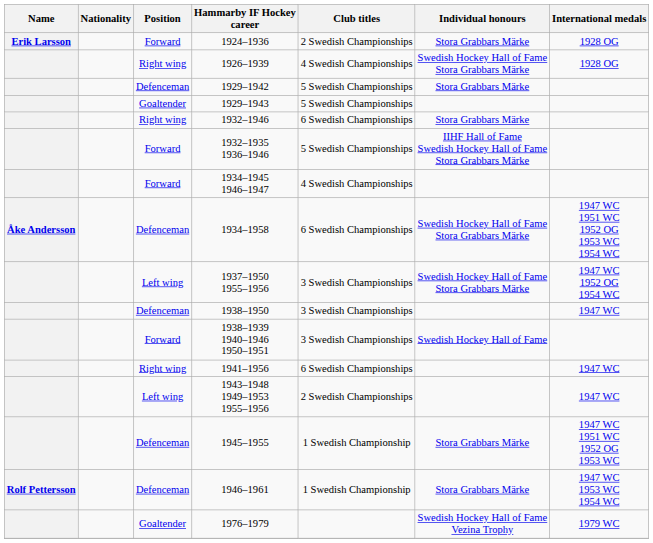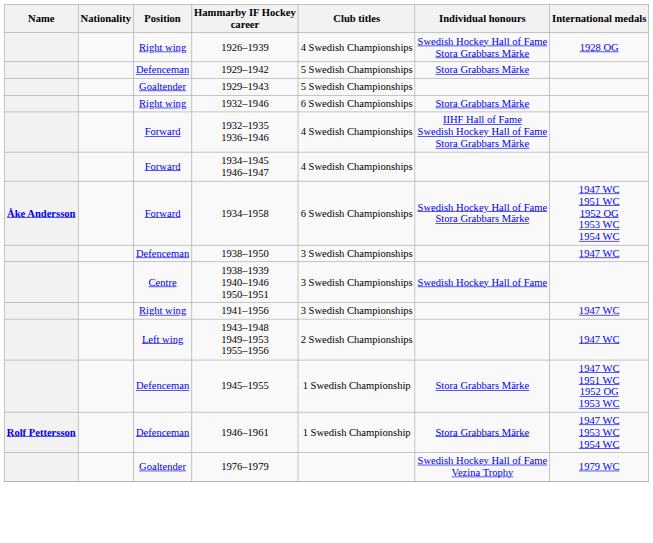- row: (245, 41)
(357, 148) 5 Swedish Championships -> (357, 132) 4 Swedish Championships
(163, 230) Defenceman -> (163, 213) Forward
- row: (245, 282)
(163, 339) Forward -> (163, 282) Centre
(357, 368) 6 Swedish Championships -> (357, 311) 3 Swedish Championships
